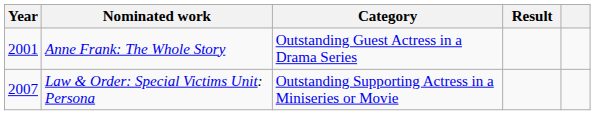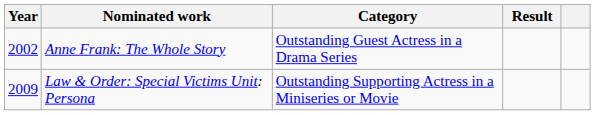(23, 48) 2001 -> (23, 48) 2002
(23, 89) 2007 -> (23, 89) 2009
